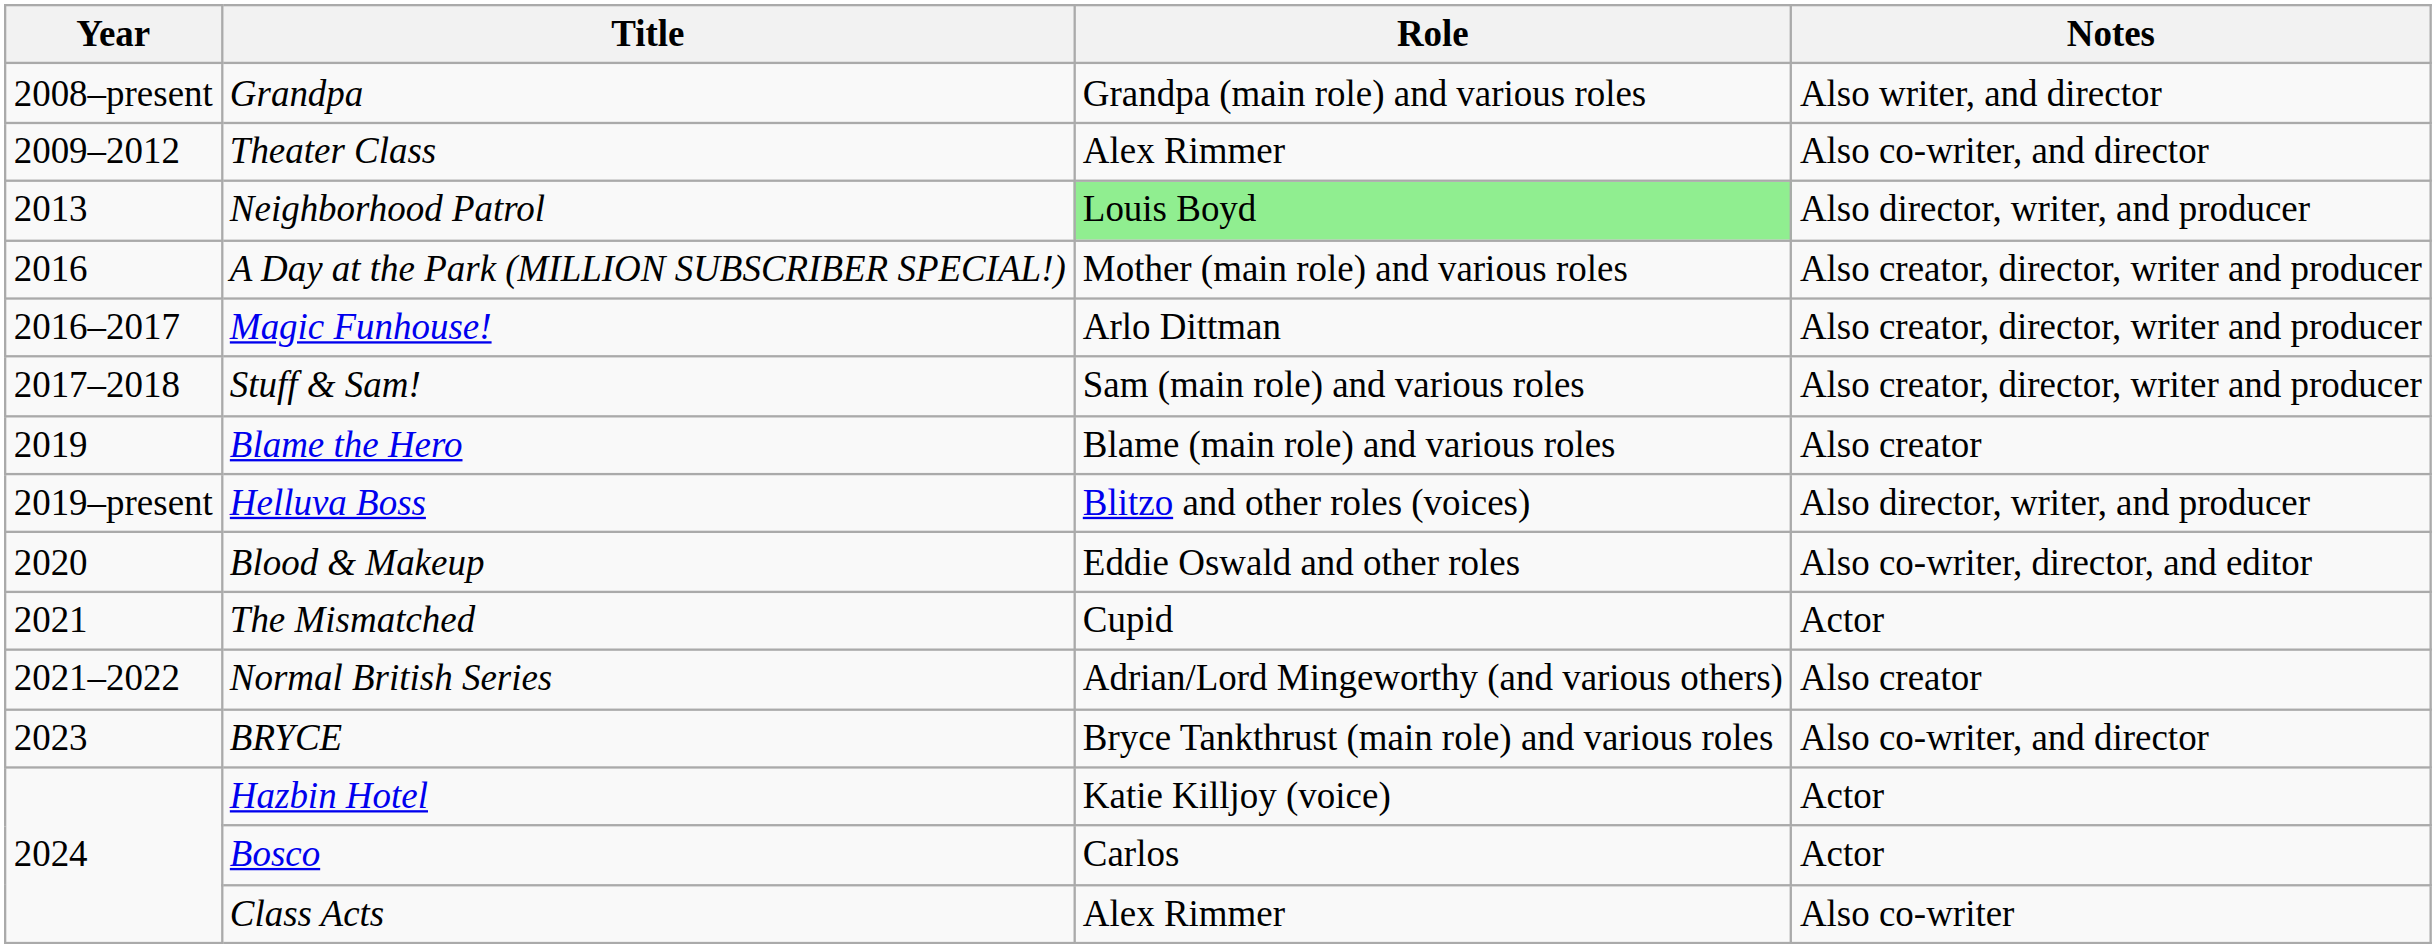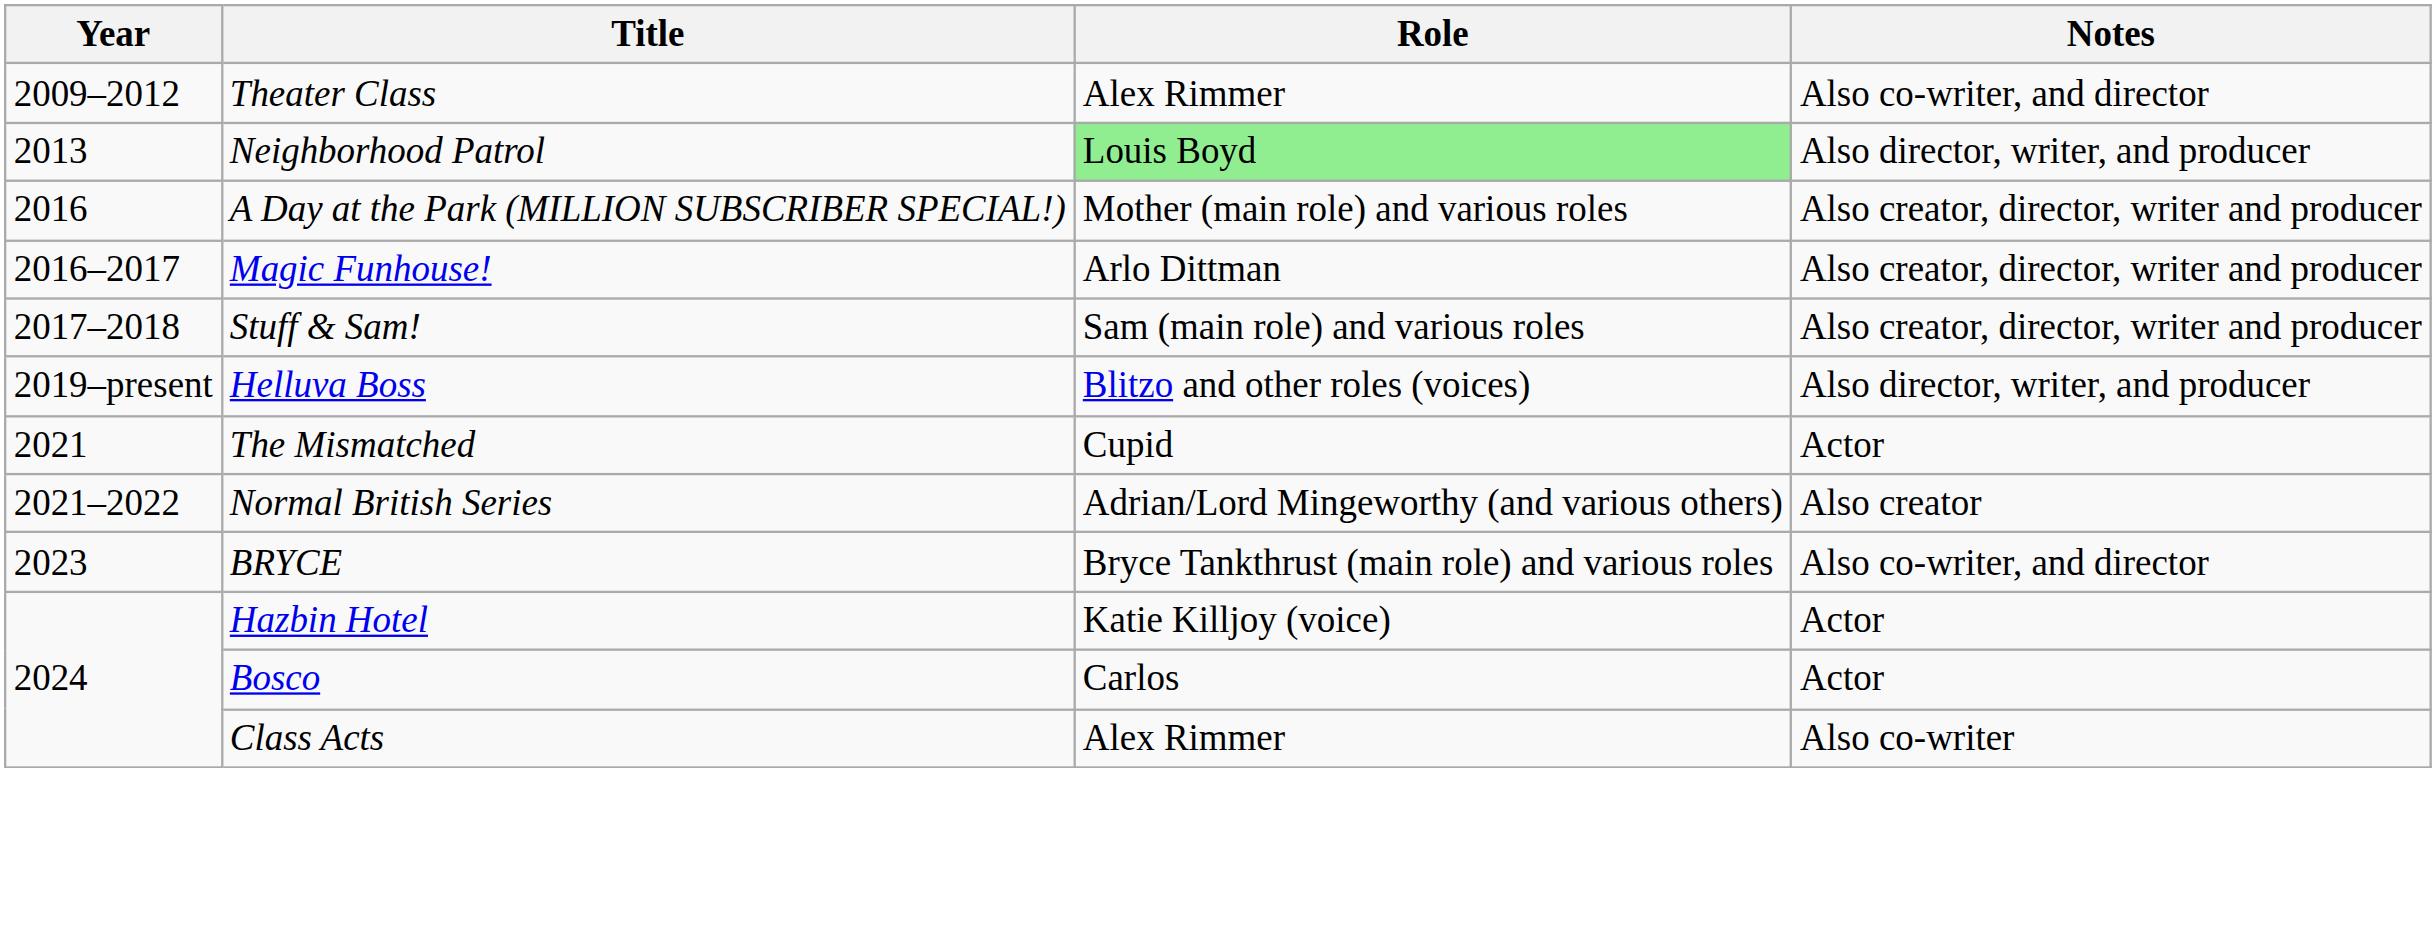- row: (297, 92)
- row: (346, 444)
- row: (357, 561)
